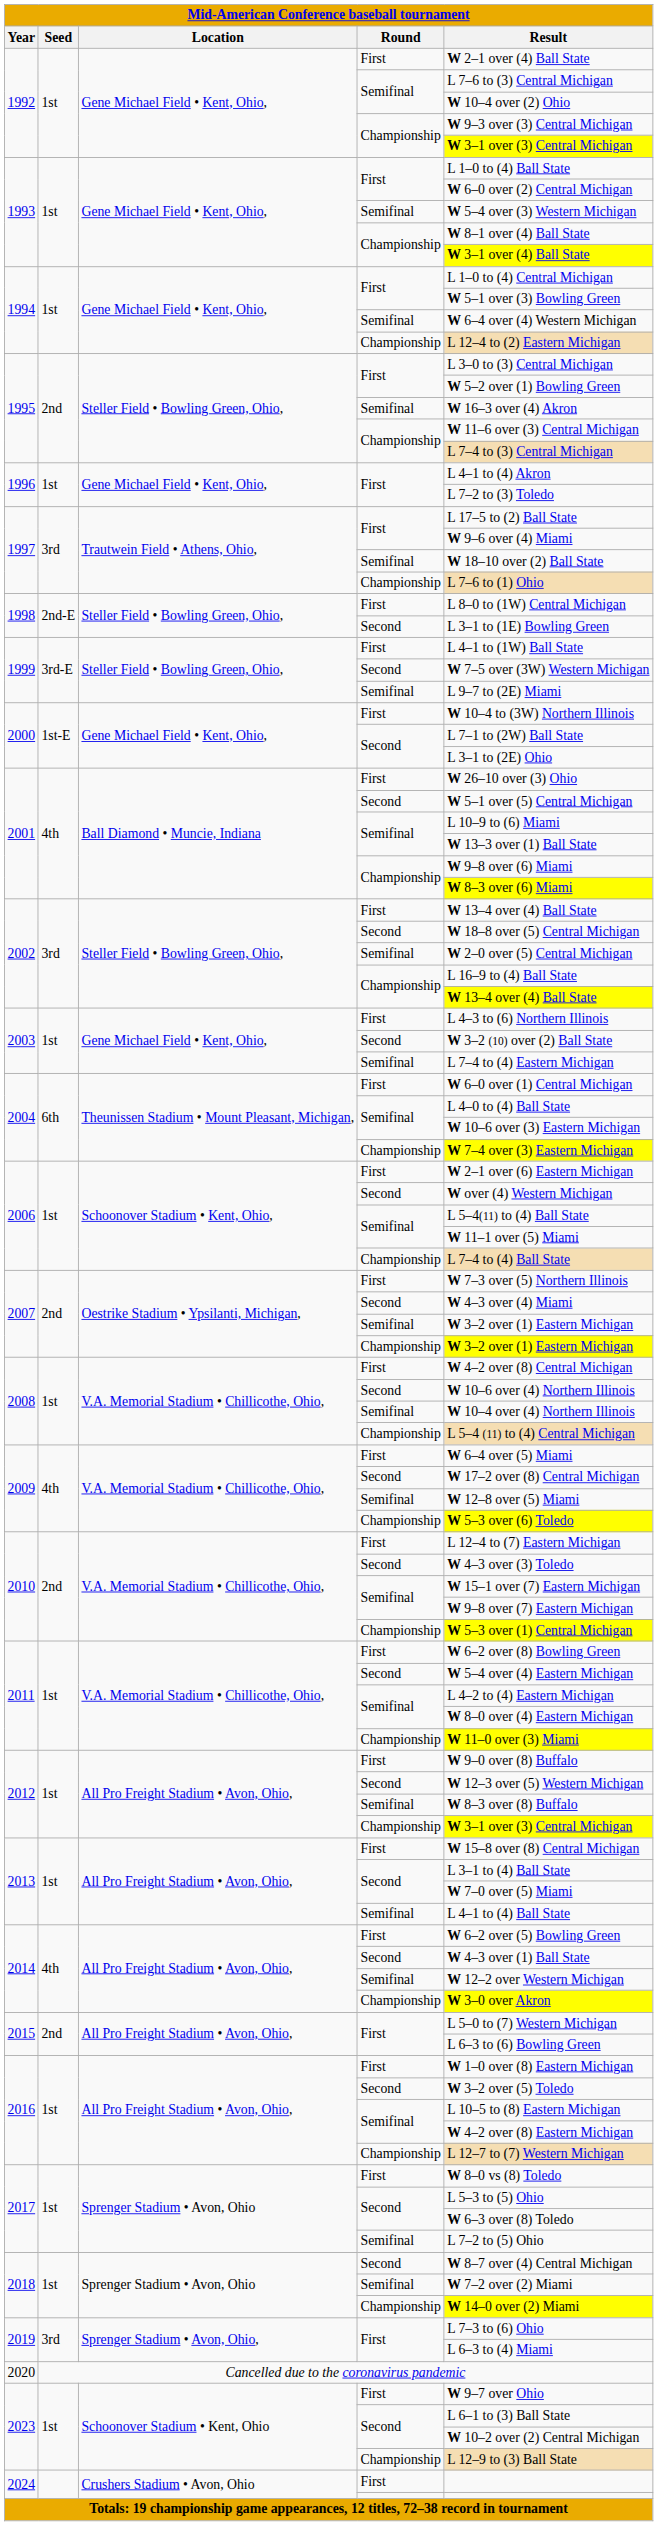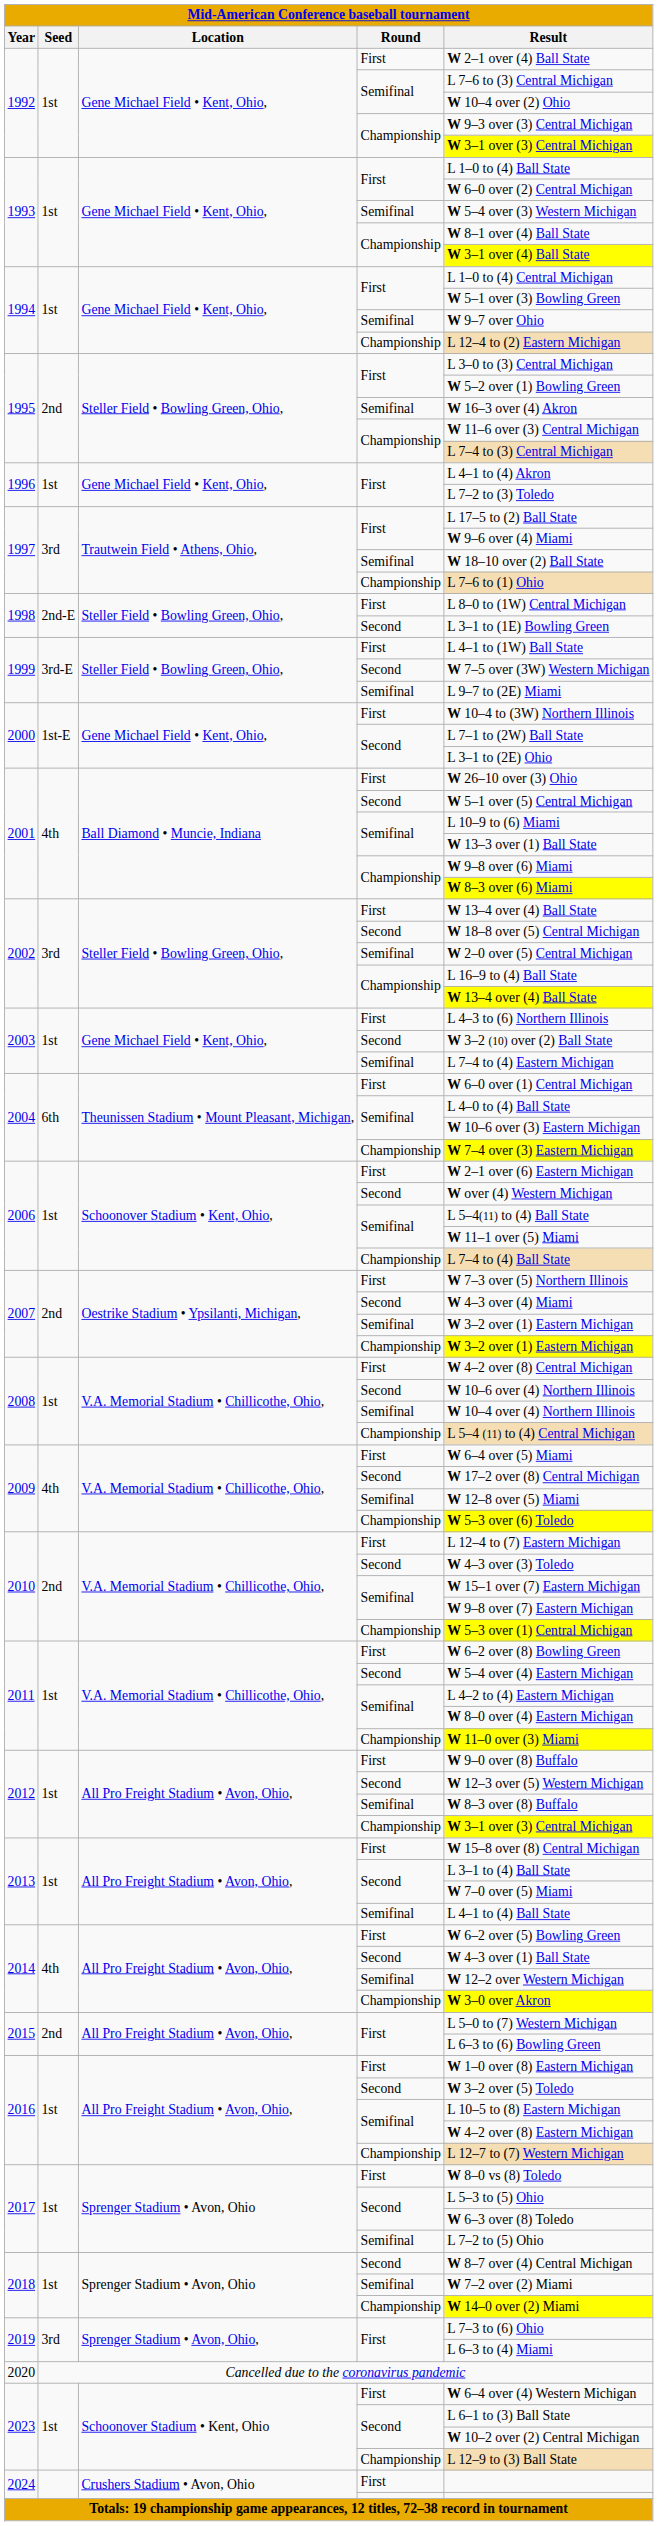(542, 320) W 6–4 over (4) Western Michigan -> (495, 320) W 9–7 over Ohio
(495, 2394) W 9–7 over Ohio -> (542, 2394) W 6–4 over (4) Western Michigan
